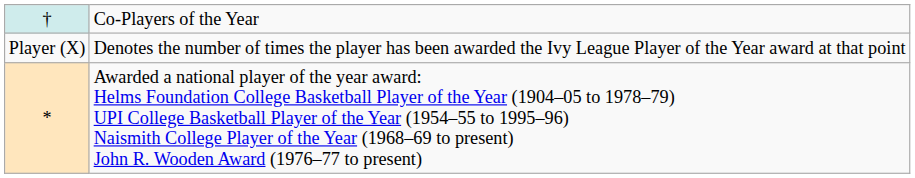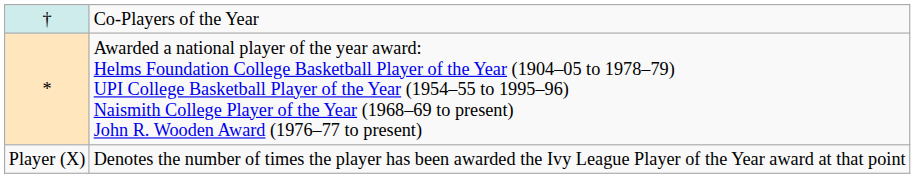rows swapped: (47, 117) <-> (47, 47)
